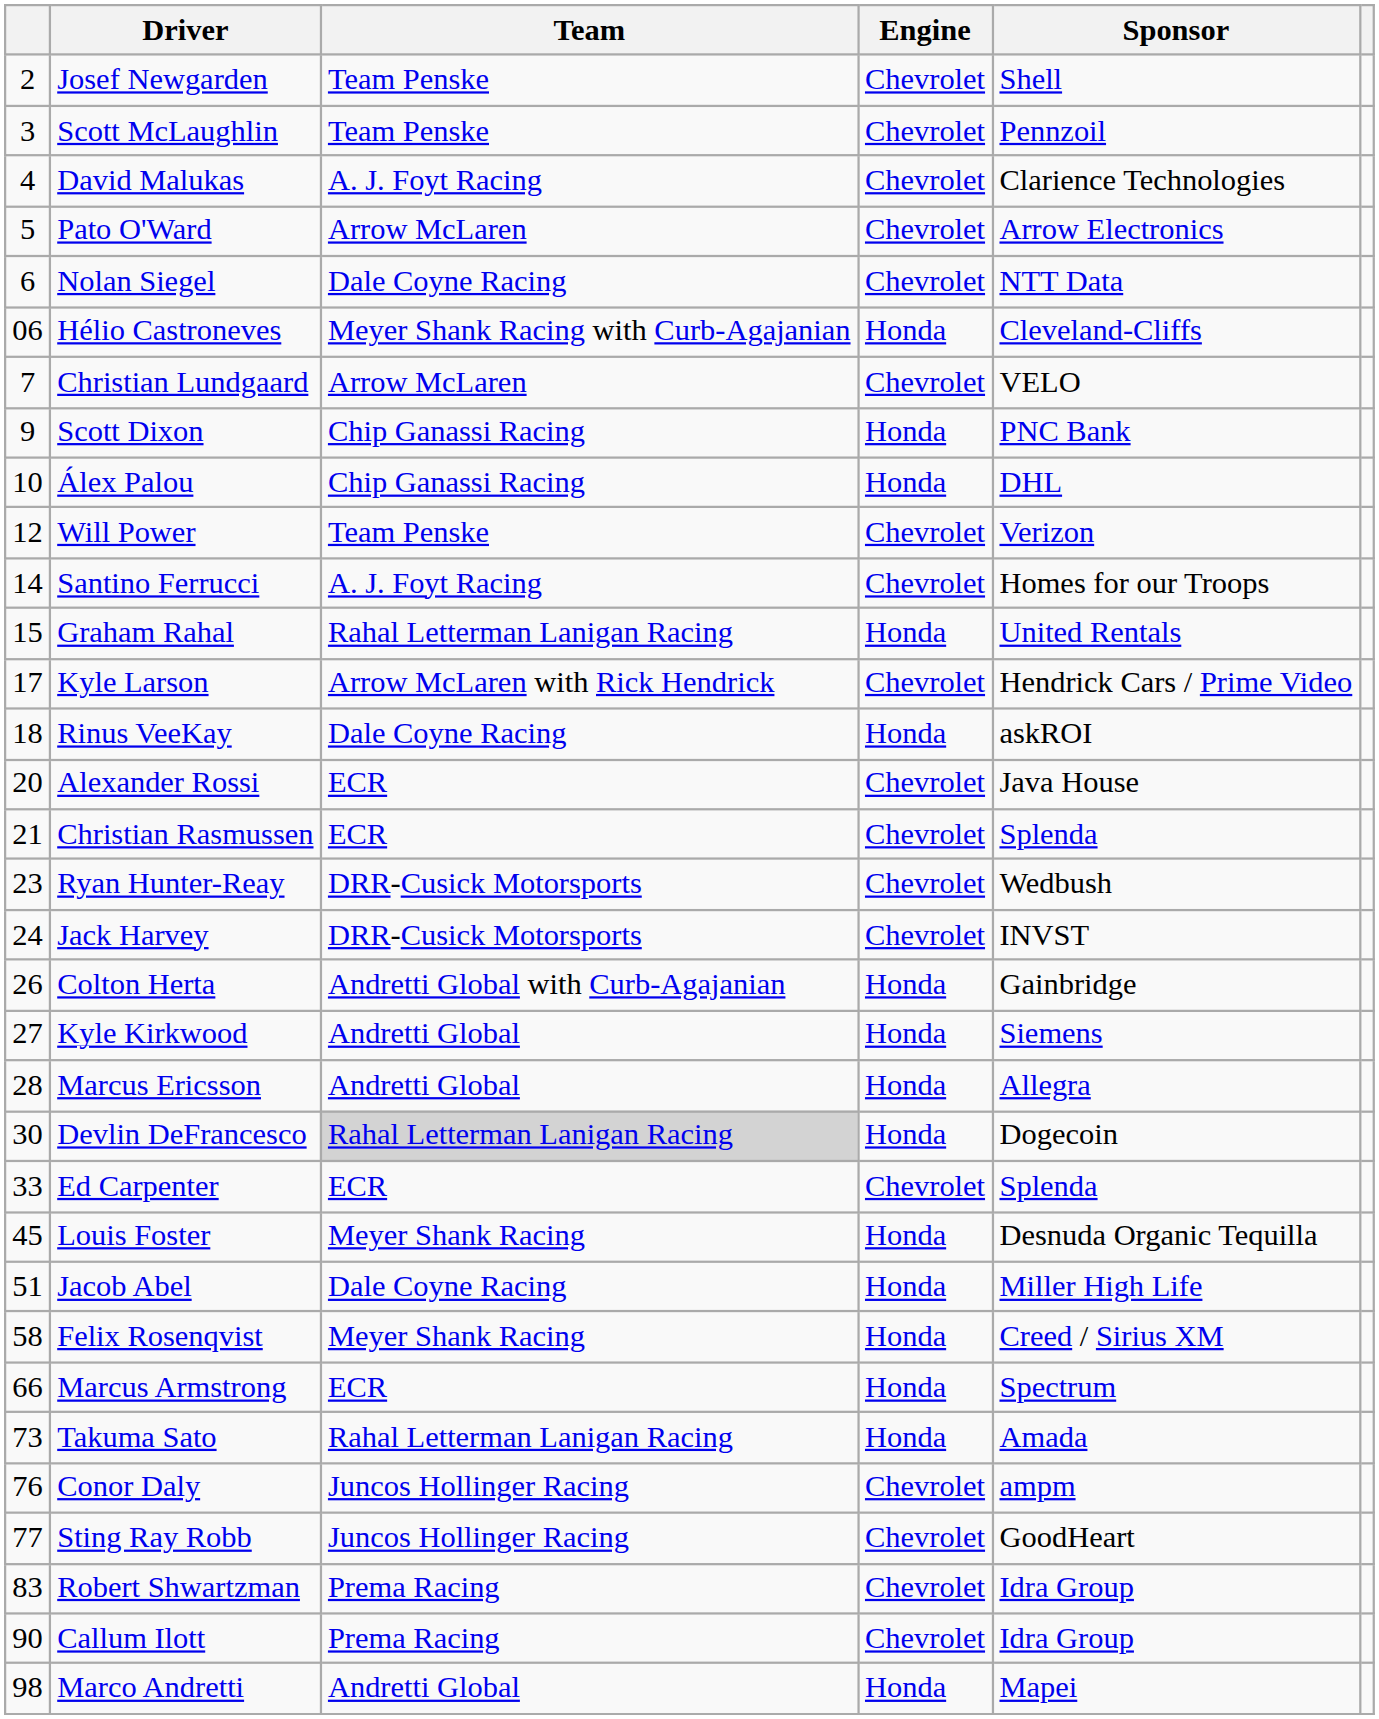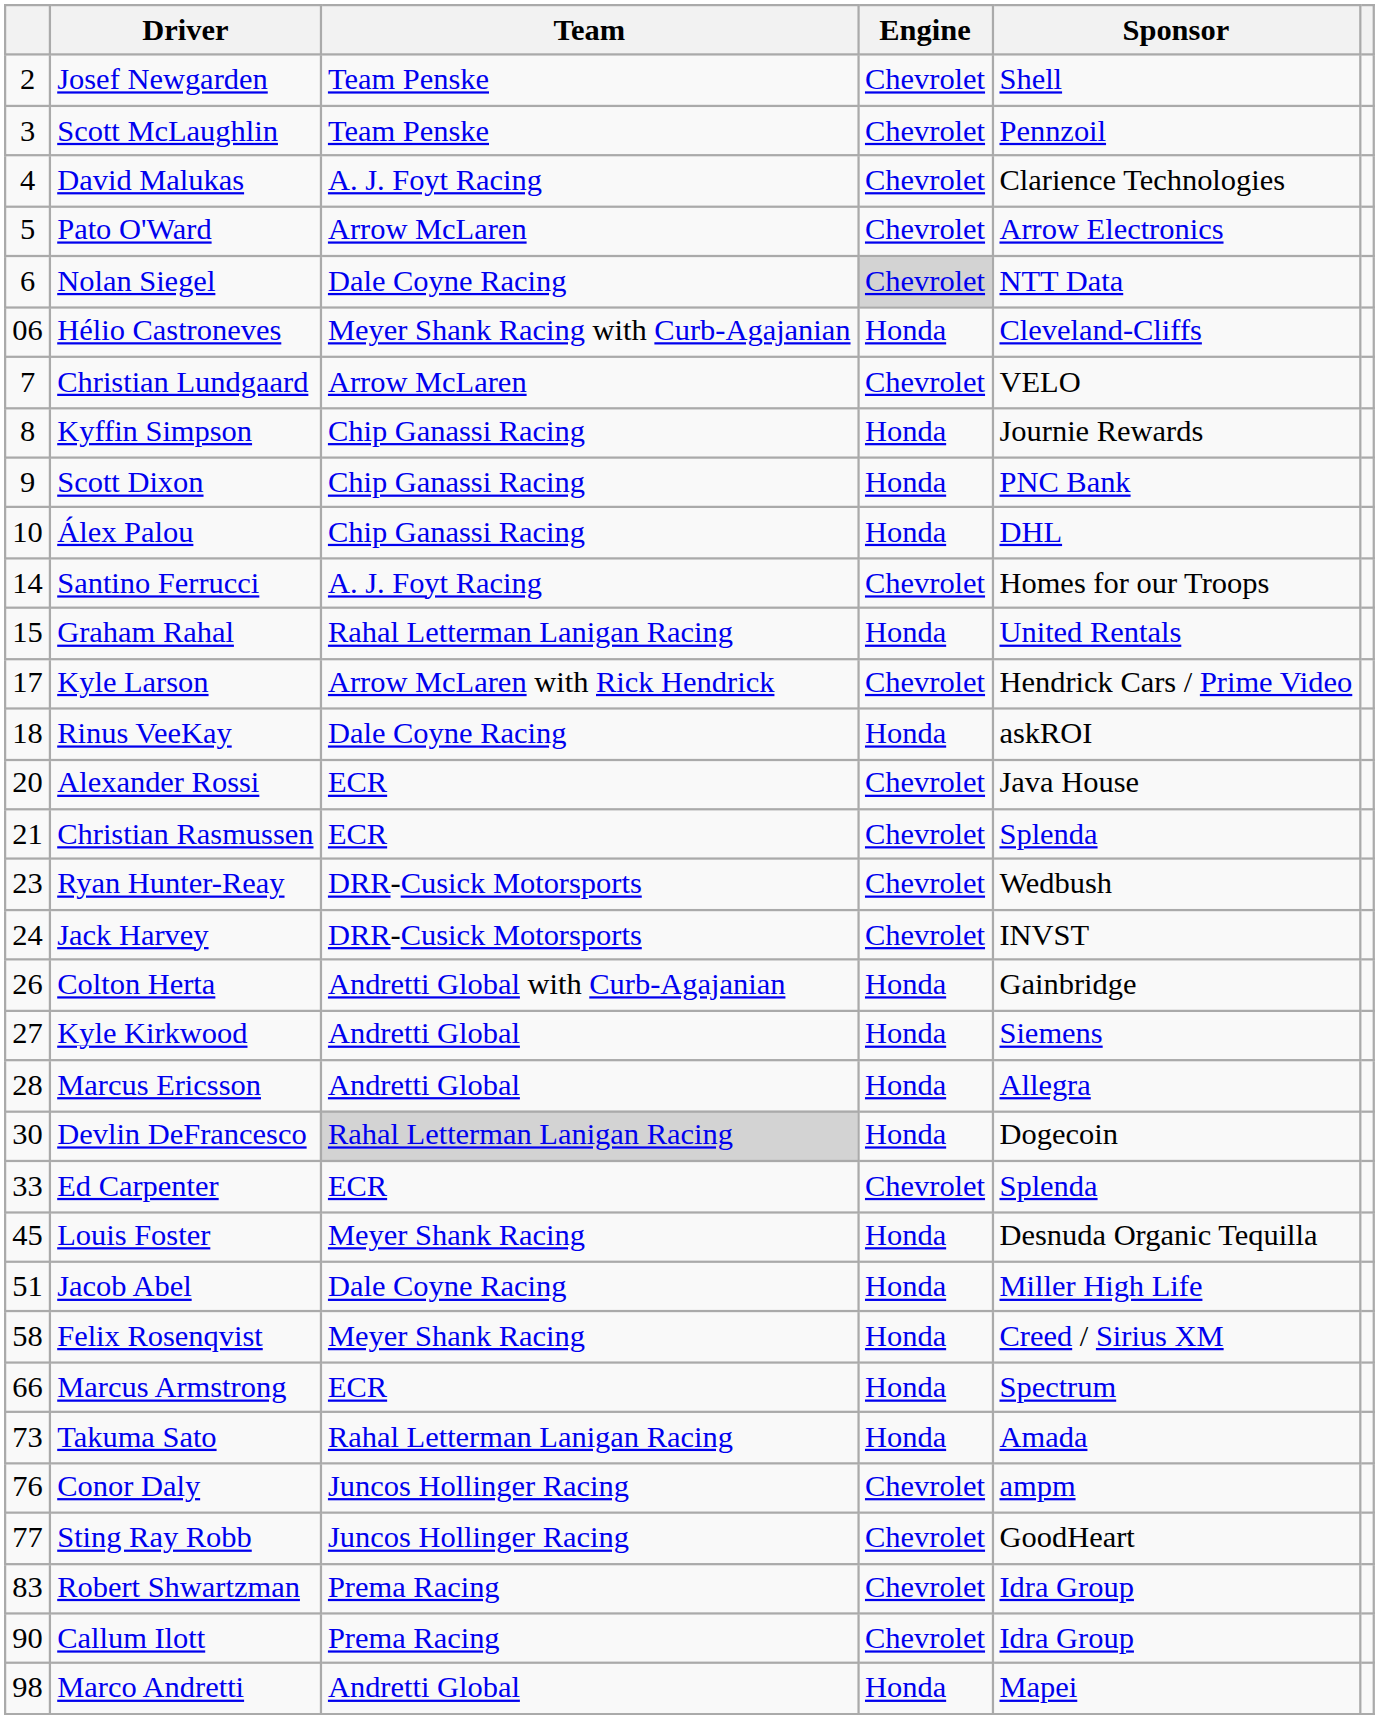(925, 280) no background -> (925, 280) lightgrey background
+ row: (155, 431)
- row: (126, 531)
